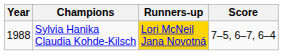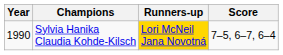(19, 35) 1988 -> (19, 35) 1990
